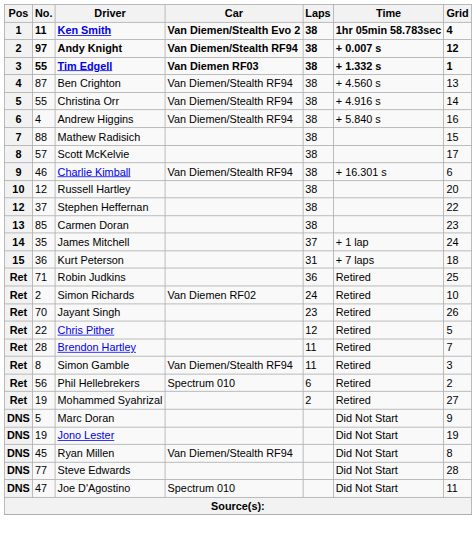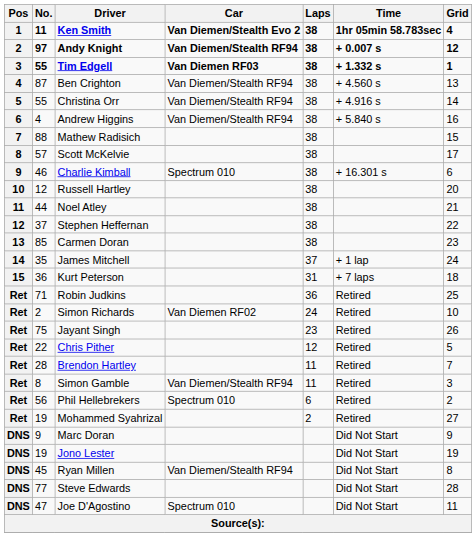(230, 171) Van Diemen/Stealth RF94 -> (201, 171) Spectrum 010
+ row: (82, 207)
(41, 312) 70 -> (41, 330) 75
(38, 418) 5 -> (38, 435) 9
